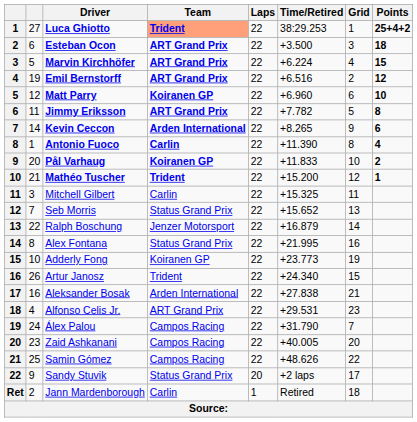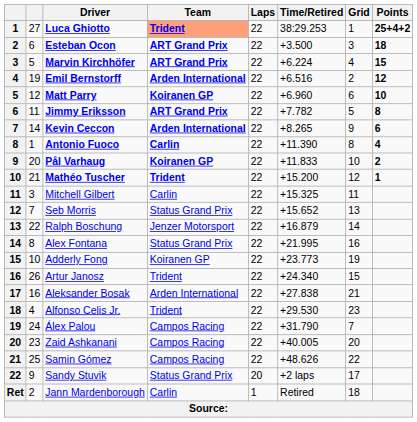(189, 78) ART Grand Prix -> (198, 78) Arden International
(187, 309) ART Grand Prix -> (166, 309) Trident
(299, 309) +29.531 -> (299, 309) +29.530
